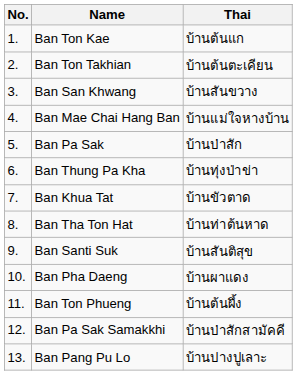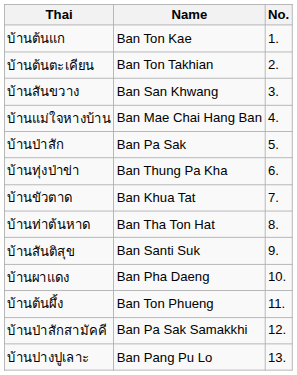columns swapped: (18, 14) <-> (237, 14)
